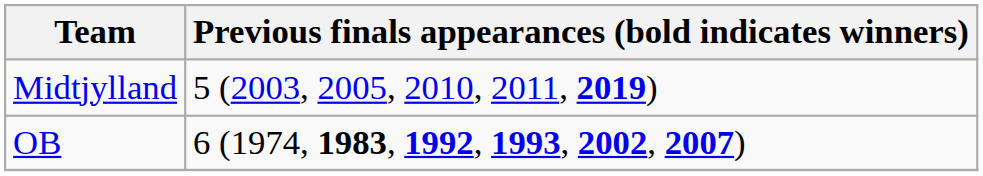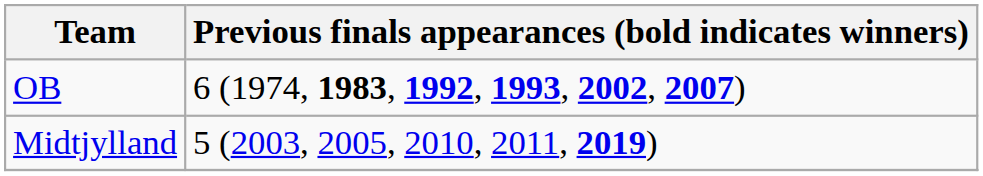rows swapped: (37, 142) <-> (95, 87)
